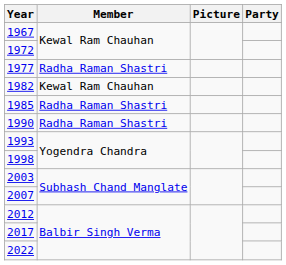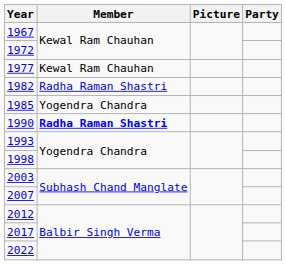(103, 68) Radha Raman Shastri -> (97, 68) Kewal Ram Chauhan
(97, 86) Kewal Ram Chauhan -> (103, 86) Radha Raman Shastri
(103, 105) Radha Raman Shastri -> (93, 105) Yogendra Chandra
(103, 123) normal -> (103, 123) bold
